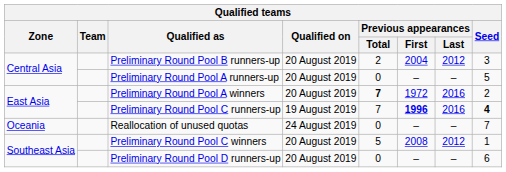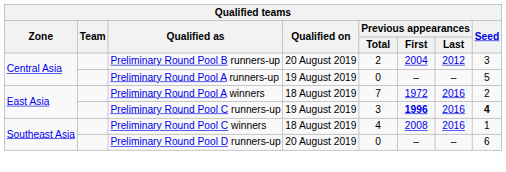(321, 77) 20 August 2019 -> (321, 77) 19 August 2019
(321, 93) 20 August 2019 -> (321, 93) 18 August 2019
(378, 93) bold -> (378, 93) normal
(378, 110) 7 -> (378, 110) 3
- row: (179, 126)
(321, 142) 20 August 2019 -> (321, 126) 18 August 2019
(378, 142) 5 -> (378, 126) 4
(454, 142) 2012 -> (454, 126) 2016
